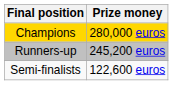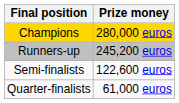+ row: (49, 88)
